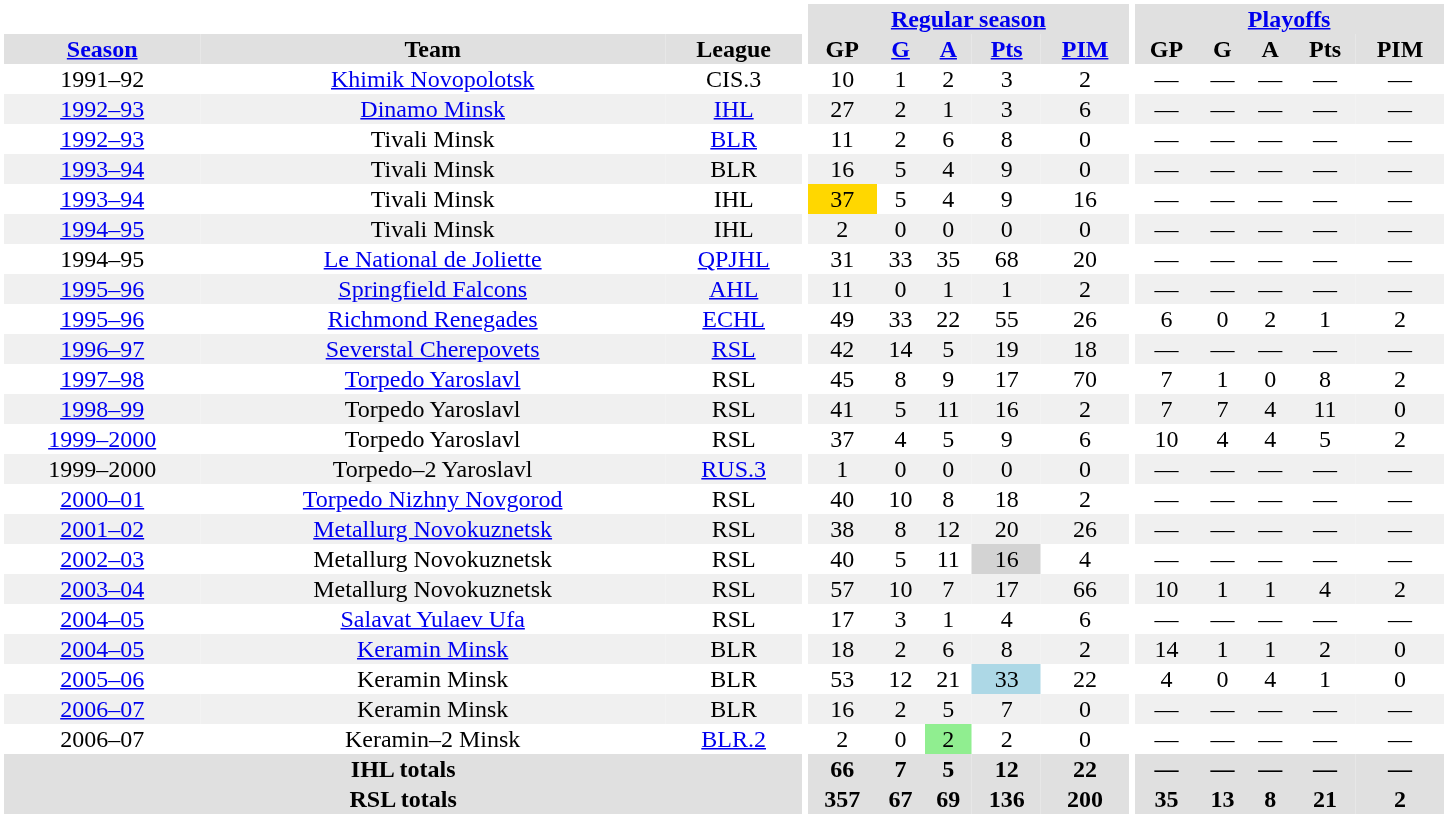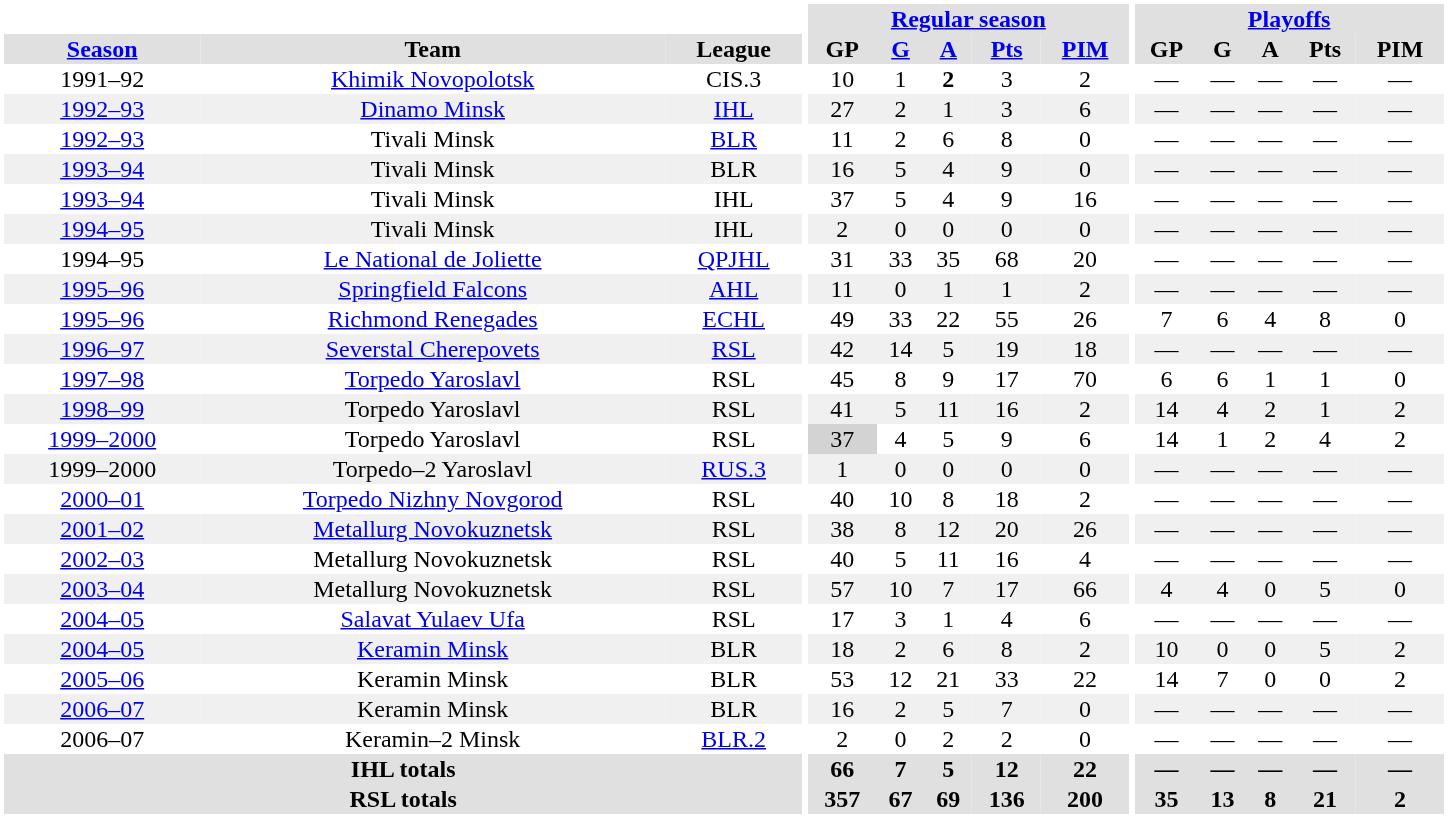(948, 78) normal -> (948, 78) bold
(842, 198) gold background -> (842, 198) no background
(1166, 318) 6 -> (1166, 318) 7
(1222, 318) 0 -> (1222, 318) 6
(1270, 318) 2 -> (1270, 318) 4
(1325, 318) 1 -> (1325, 318) 8
(1400, 318) 2 -> (1400, 318) 0
(1166, 378) 7 -> (1166, 378) 6
(1222, 378) 1 -> (1222, 378) 6
(1270, 378) 0 -> (1270, 378) 1
(1325, 378) 8 -> (1325, 378) 1
(1400, 378) 2 -> (1400, 378) 0
(1166, 408) 7 -> (1166, 408) 14
(1222, 408) 7 -> (1222, 408) 4
(1270, 408) 4 -> (1270, 408) 2
(1325, 408) 11 -> (1325, 408) 1
(1400, 408) 0 -> (1400, 408) 2
(842, 438) no background -> (842, 438) lightgrey background
(1166, 438) 10 -> (1166, 438) 14
(1222, 438) 4 -> (1222, 438) 1
(1270, 438) 4 -> (1270, 438) 2
(1325, 438) 5 -> (1325, 438) 4
(1007, 558) lightgrey background -> (1007, 558) no background
(1166, 588) 10 -> (1166, 588) 4
(1222, 588) 1 -> (1222, 588) 4
(1270, 588) 1 -> (1270, 588) 0
(1325, 588) 4 -> (1325, 588) 5
(1400, 588) 2 -> (1400, 588) 0
(1166, 648) 14 -> (1166, 648) 10
(1222, 648) 1 -> (1222, 648) 0
(1270, 648) 1 -> (1270, 648) 0
(1325, 648) 2 -> (1325, 648) 5
(1400, 648) 0 -> (1400, 648) 2
(1007, 678) lightblue background -> (1007, 678) no background
(1166, 678) 4 -> (1166, 678) 14
(1222, 678) 0 -> (1222, 678) 7
(1270, 678) 4 -> (1270, 678) 0
(1325, 678) 1 -> (1325, 678) 0
(1400, 678) 0 -> (1400, 678) 2
(948, 738) lightgreen background -> (948, 738) no background
